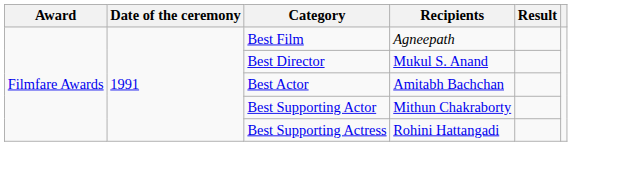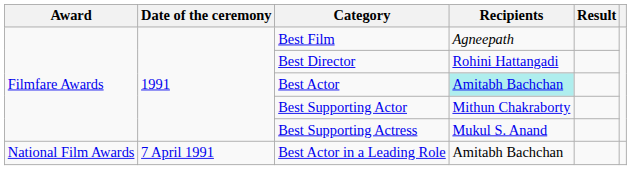(441, 61) Mukul S. Anand -> (505, 61) Rohini Hattangadi
(449, 84) no background -> (508, 84) paleturquoise background
(446, 130) Rohini Hattangadi -> (500, 130) Mukul S. Anand
+ row: (362, 152)
